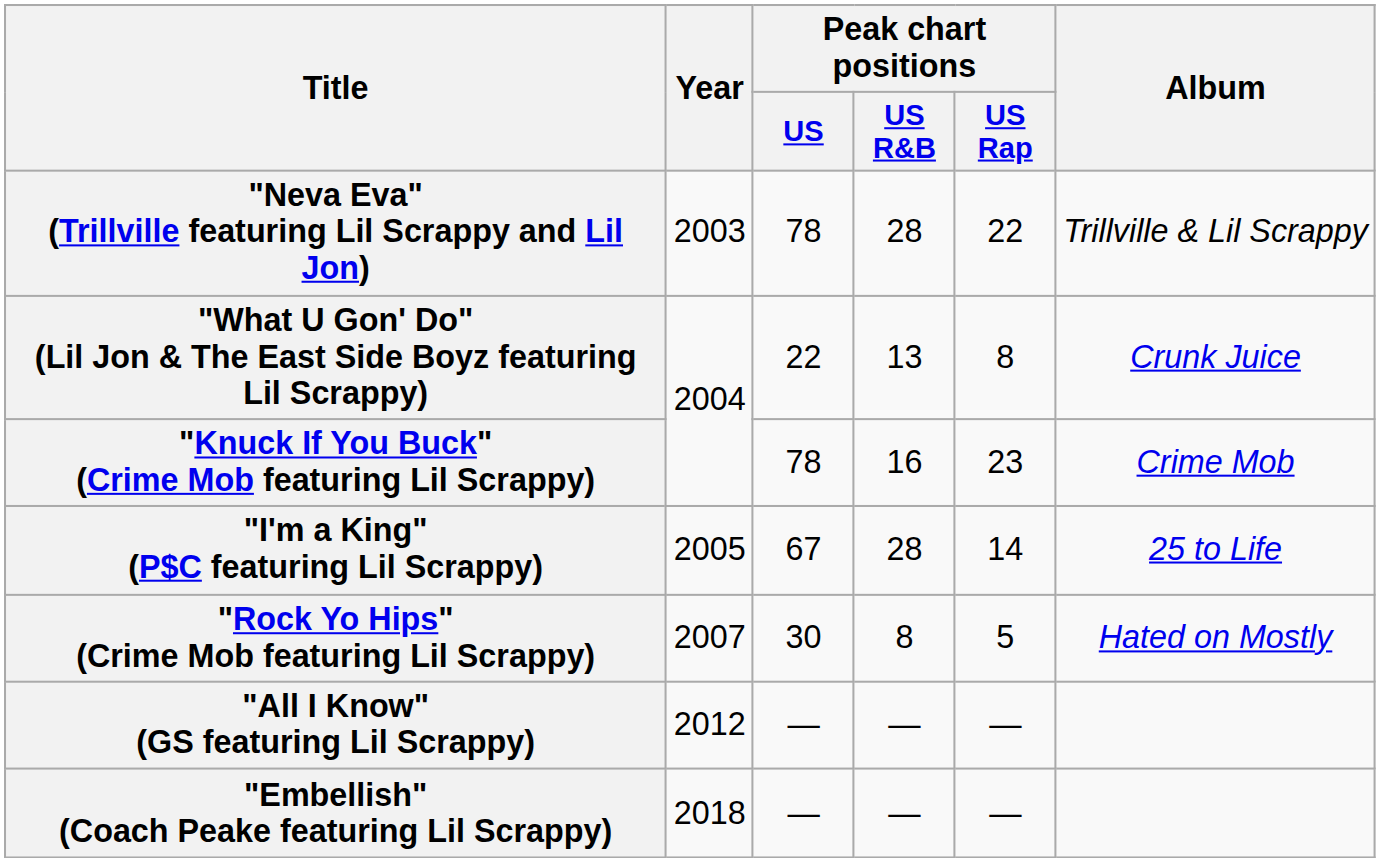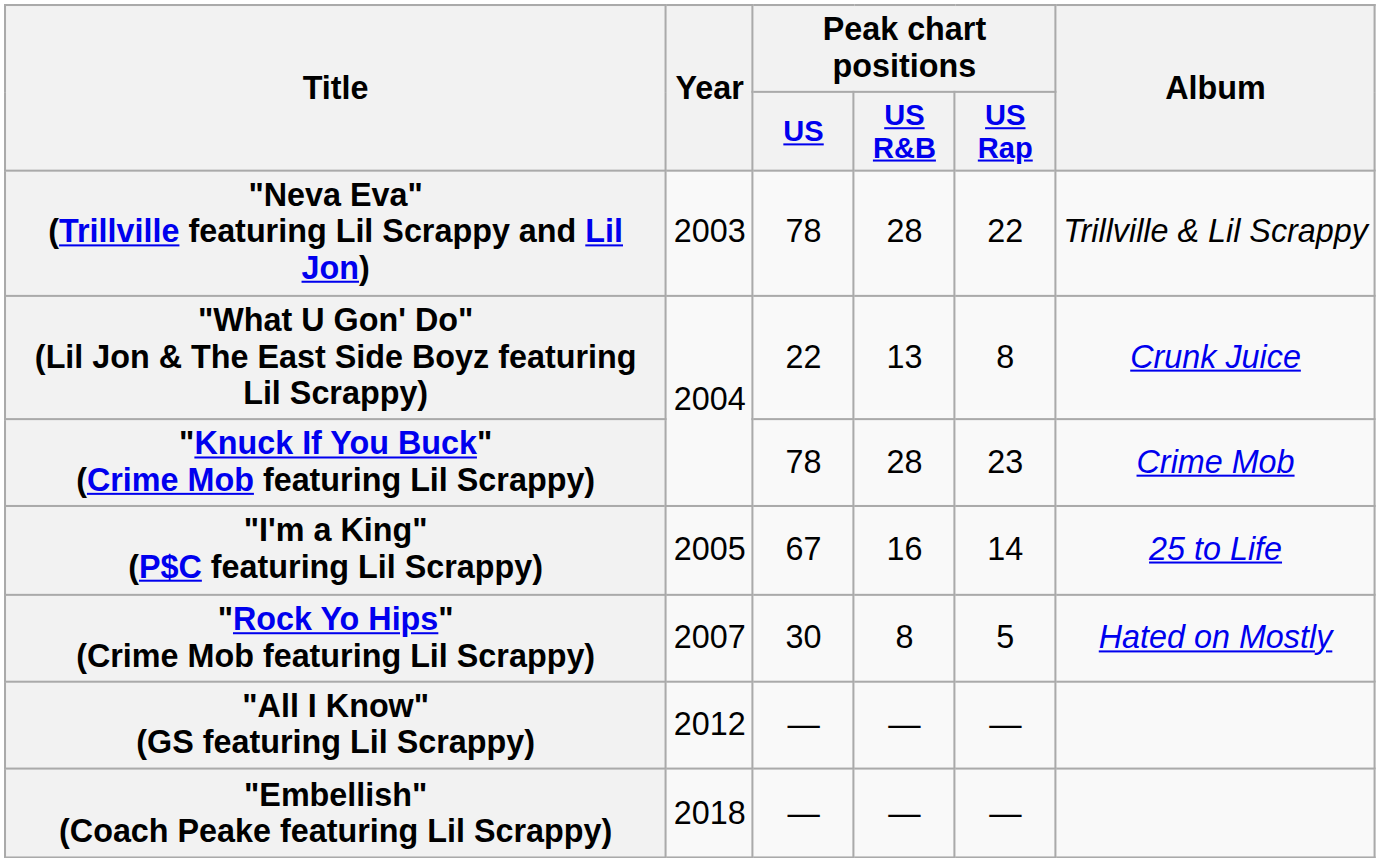(904, 462) 16 -> (904, 462) 28
(904, 549) 28 -> (904, 549) 16
